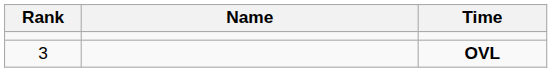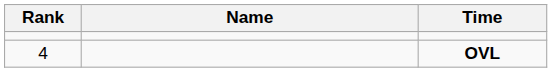(43, 53) 3 -> (43, 53) 4
